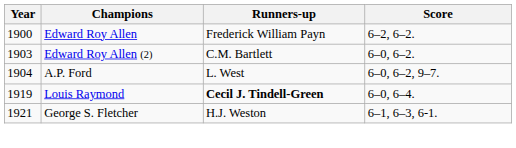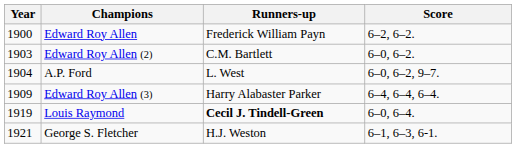+ row: (98, 93)
